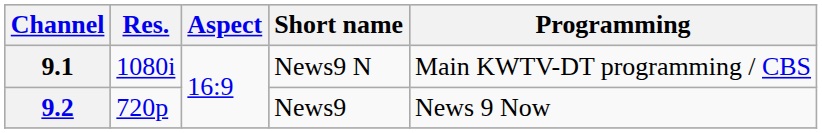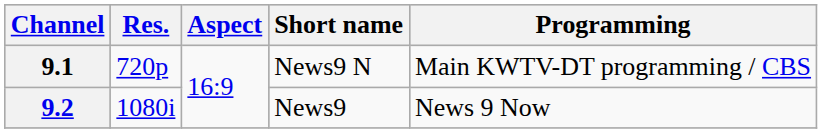(146, 66) 1080i -> (142, 66) 720p
(142, 107) 720p -> (146, 107) 1080i
